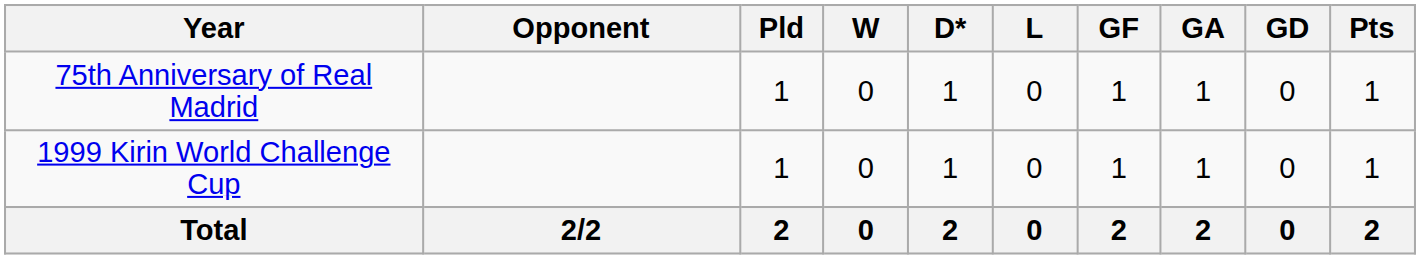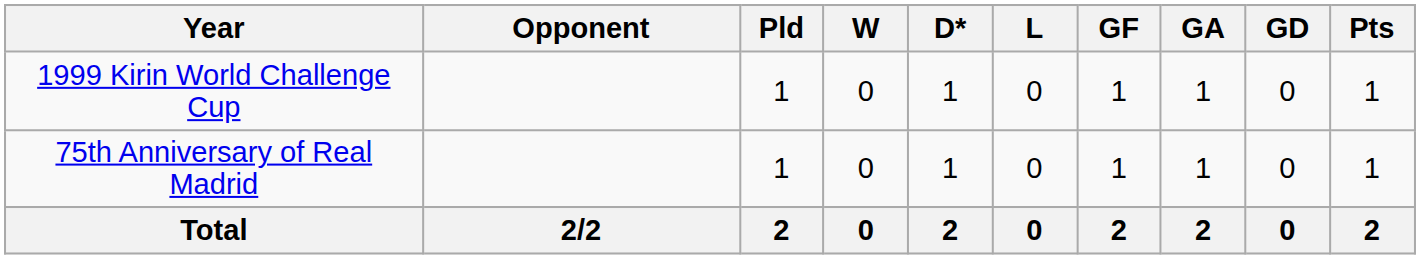rows swapped: (214, 90) <-> (214, 169)
